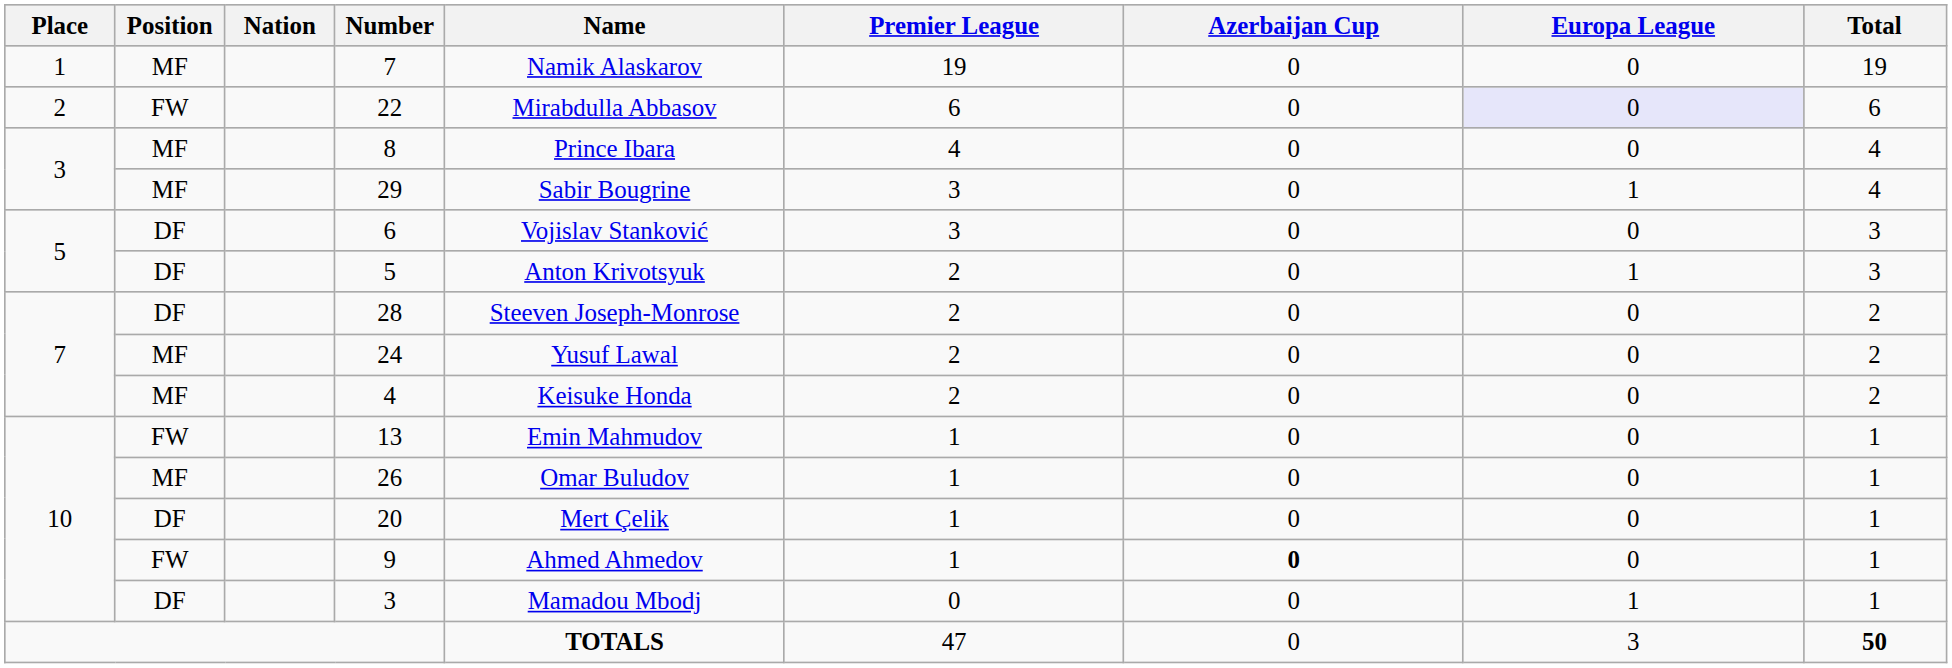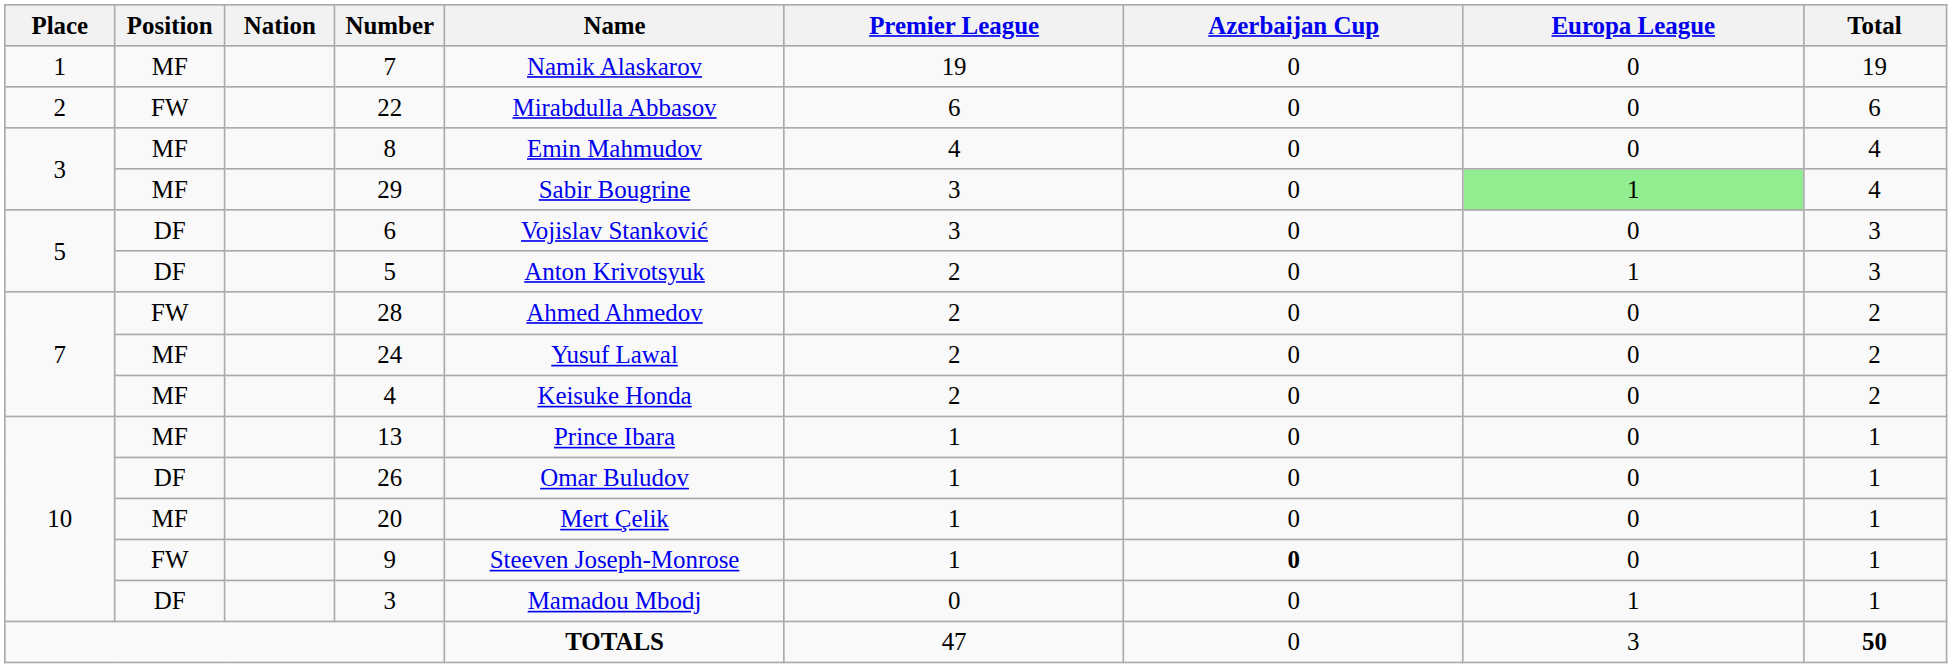(1633, 107) lavender background -> (1633, 107) no background
(615, 148) Prince Ibara -> (615, 148) Emin Mahmudov
(1633, 189) no background -> (1633, 189) lightgreen background
(170, 312) DF -> (170, 312) FW
(615, 312) Steeven Joseph-Monrose -> (615, 312) Ahmed Ahmedov
(170, 436) FW -> (170, 436) MF
(615, 436) Emin Mahmudov -> (615, 436) Prince Ibara
(170, 477) MF -> (170, 477) DF
(170, 518) DF -> (170, 518) MF
(615, 559) Ahmed Ahmedov -> (615, 559) Steeven Joseph-Monrose
